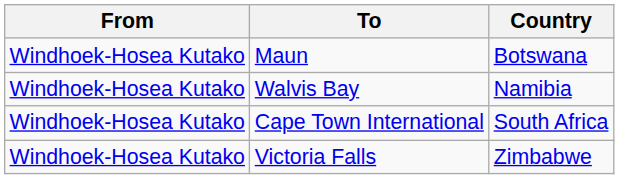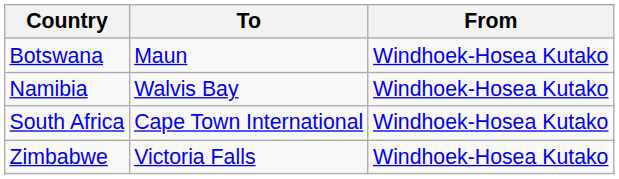columns swapped: (127, 21) <-> (551, 21)
